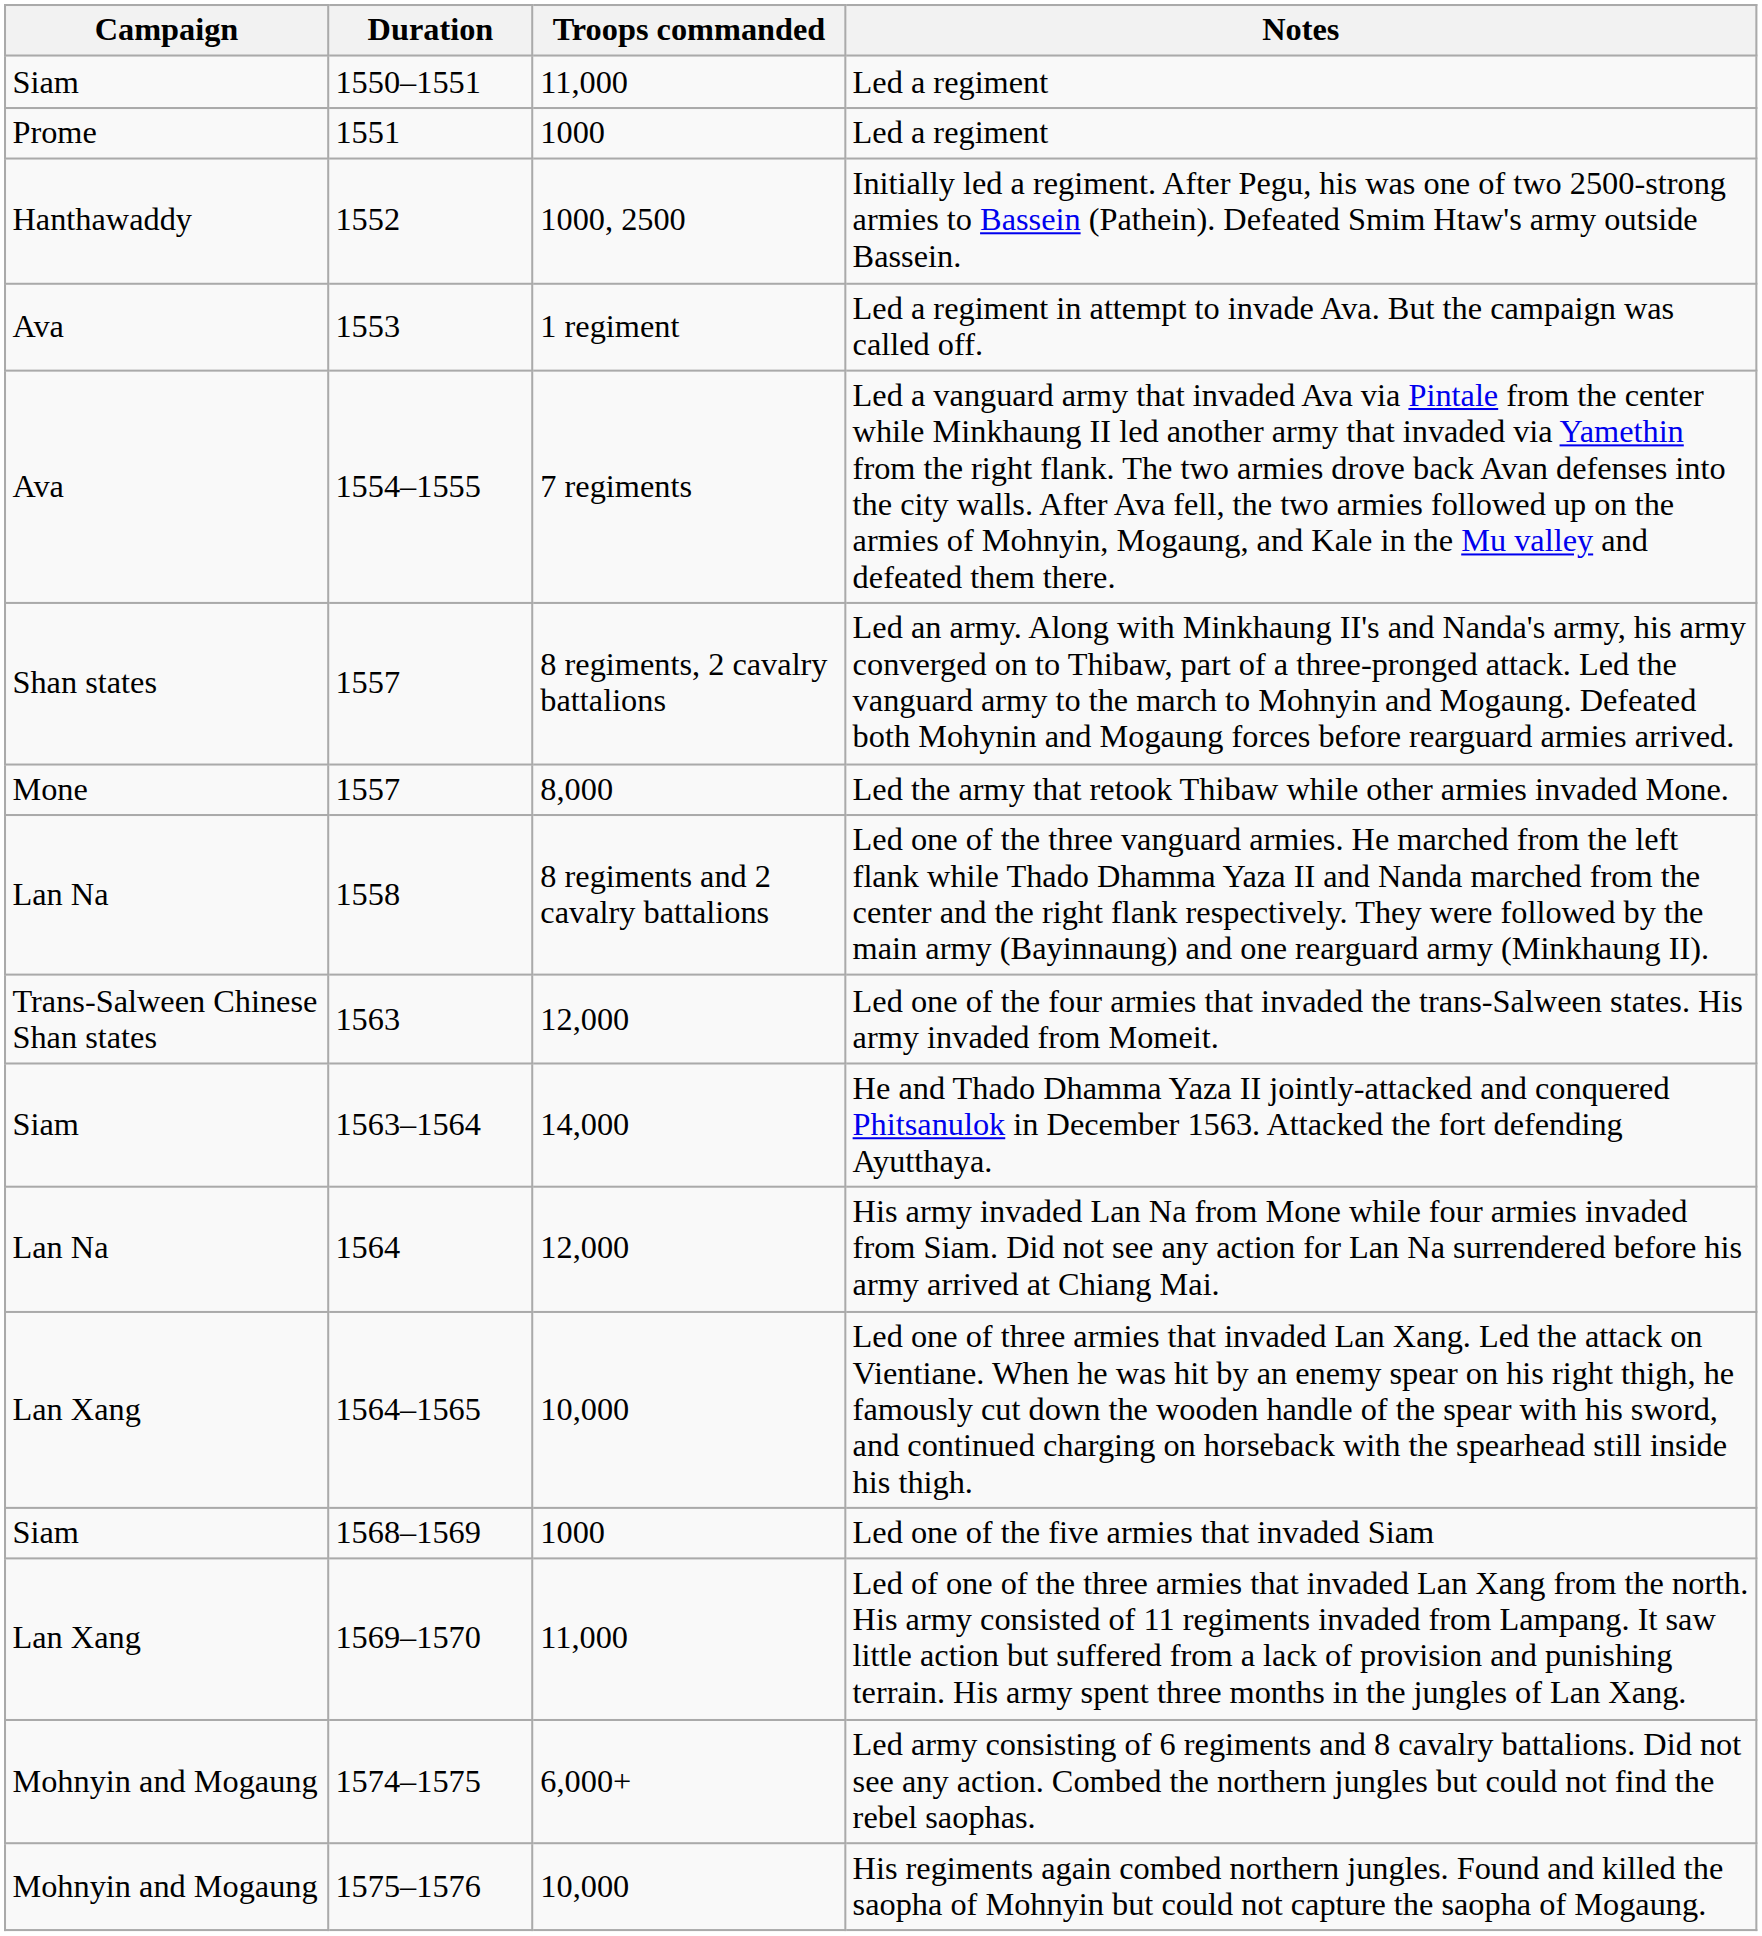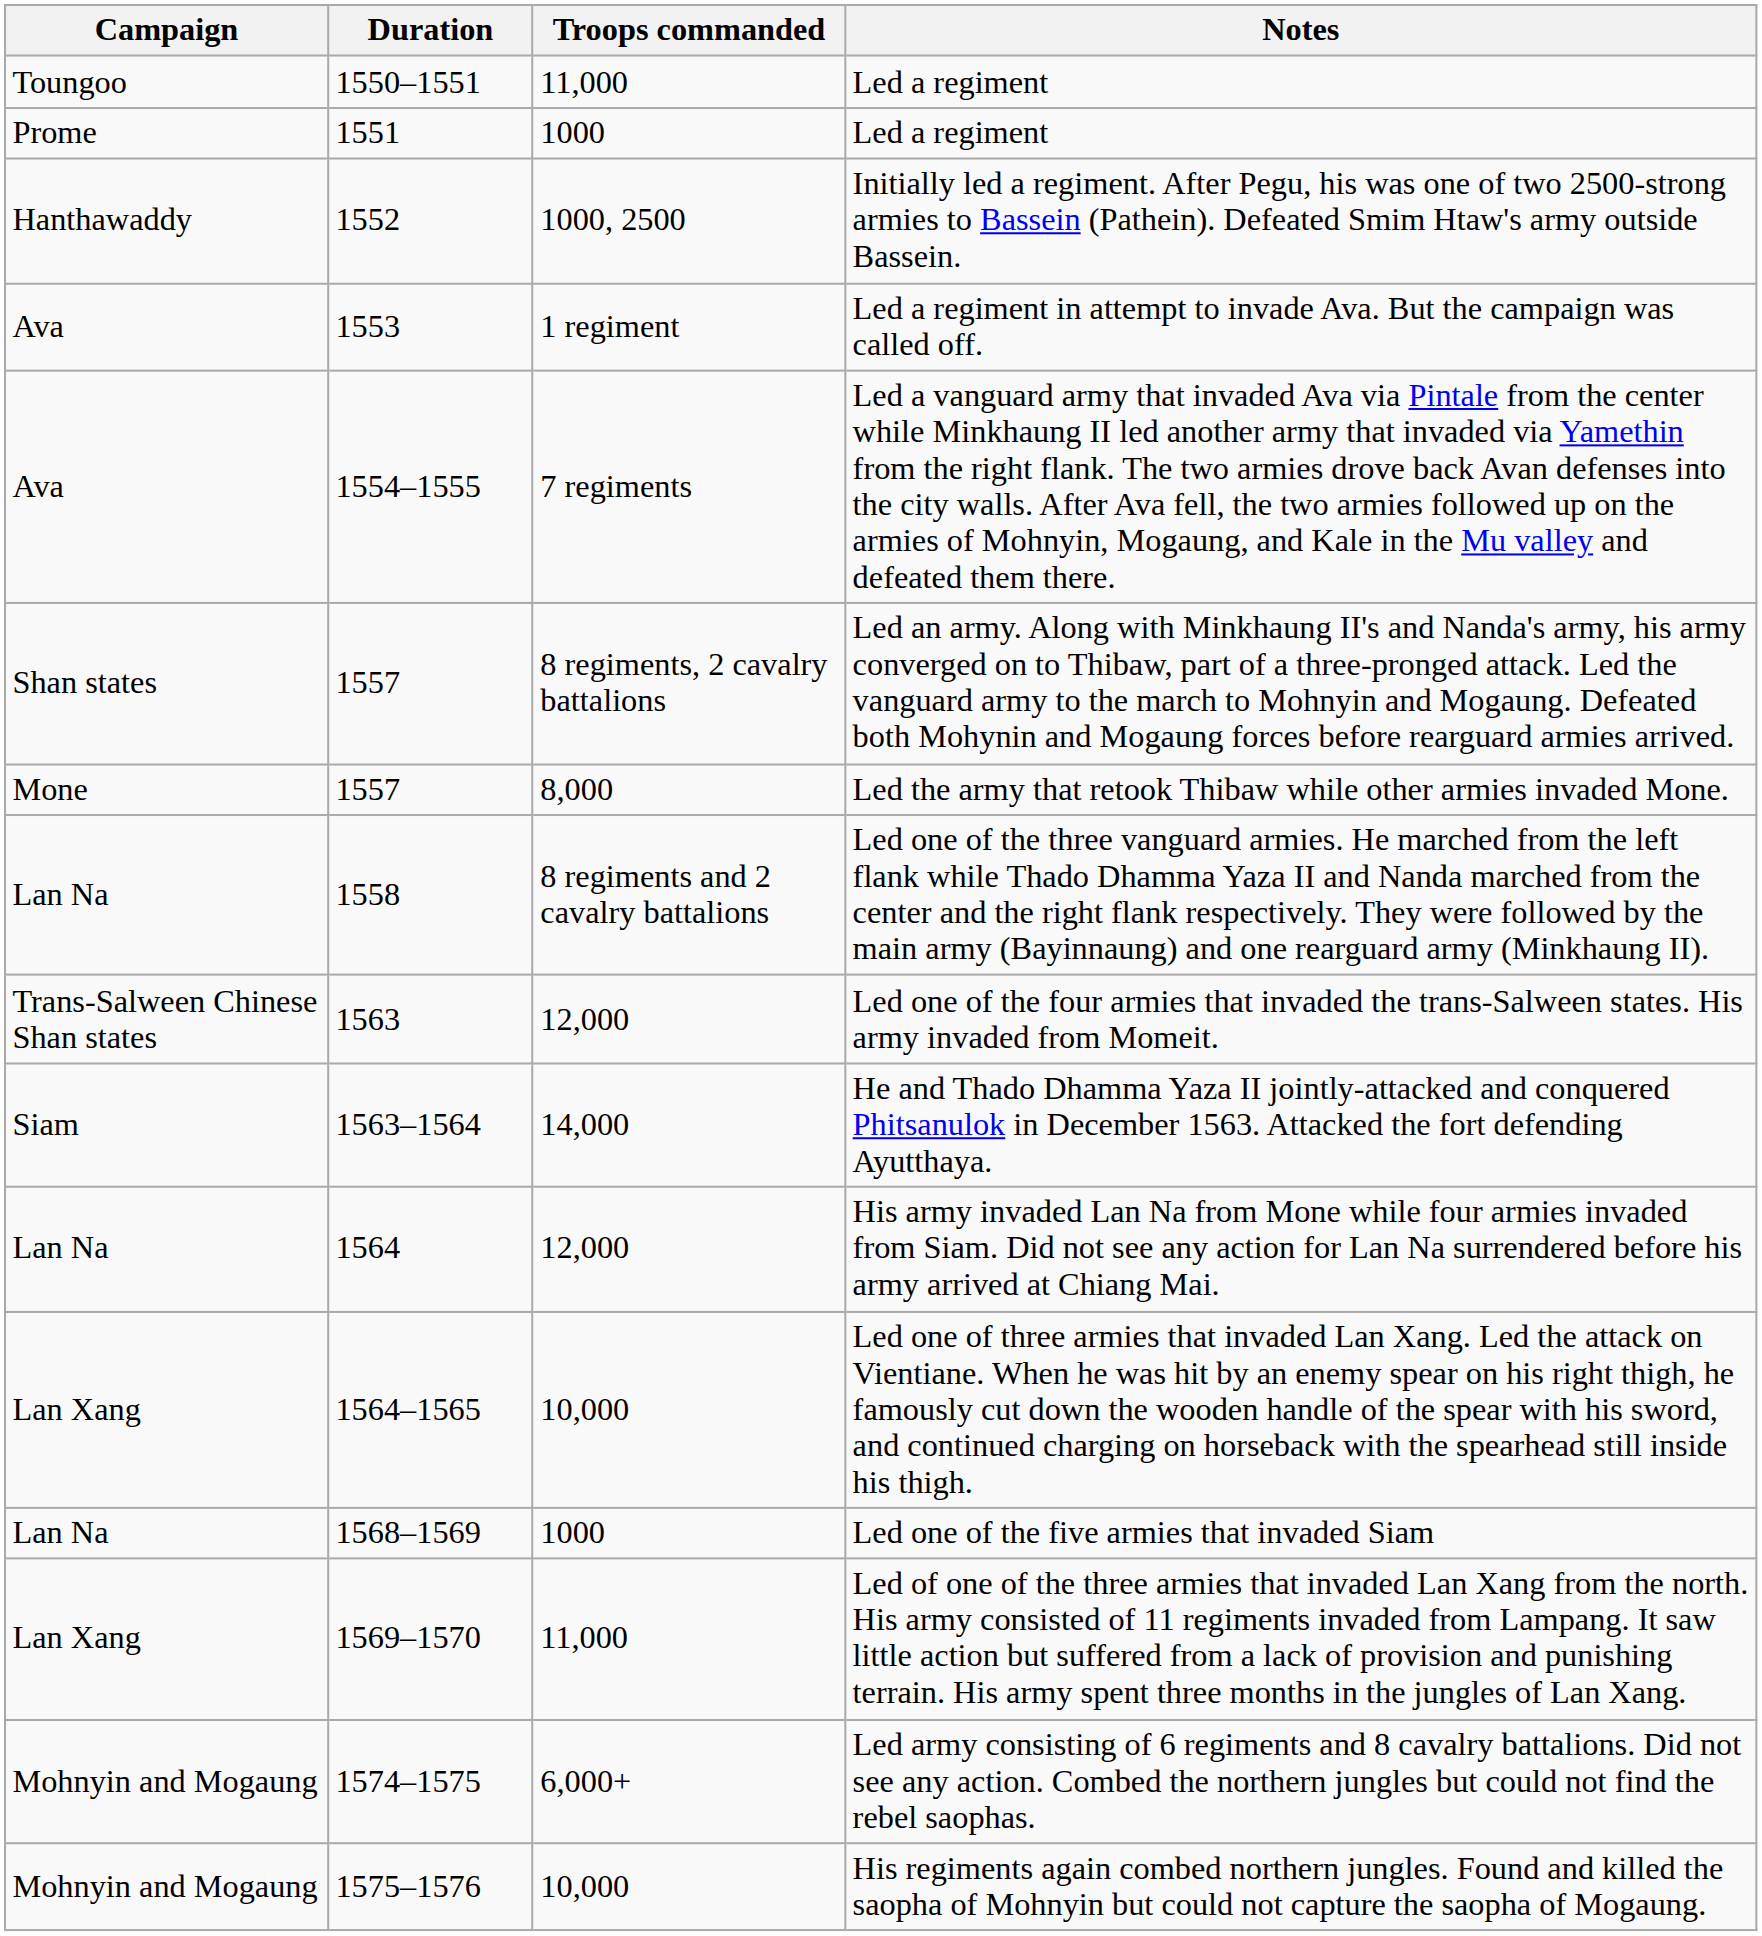(46, 81) Siam -> (70, 81) Toungoo
(46, 1532) Siam -> (60, 1532) Lan Na
